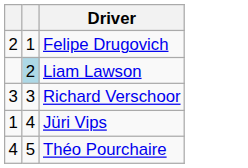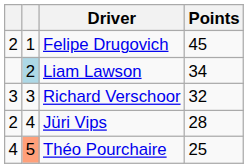+ column: (214, 17)
(13, 123) 1 -> (13, 123) 2
(30, 149) no background -> (30, 149) lightsalmon background
